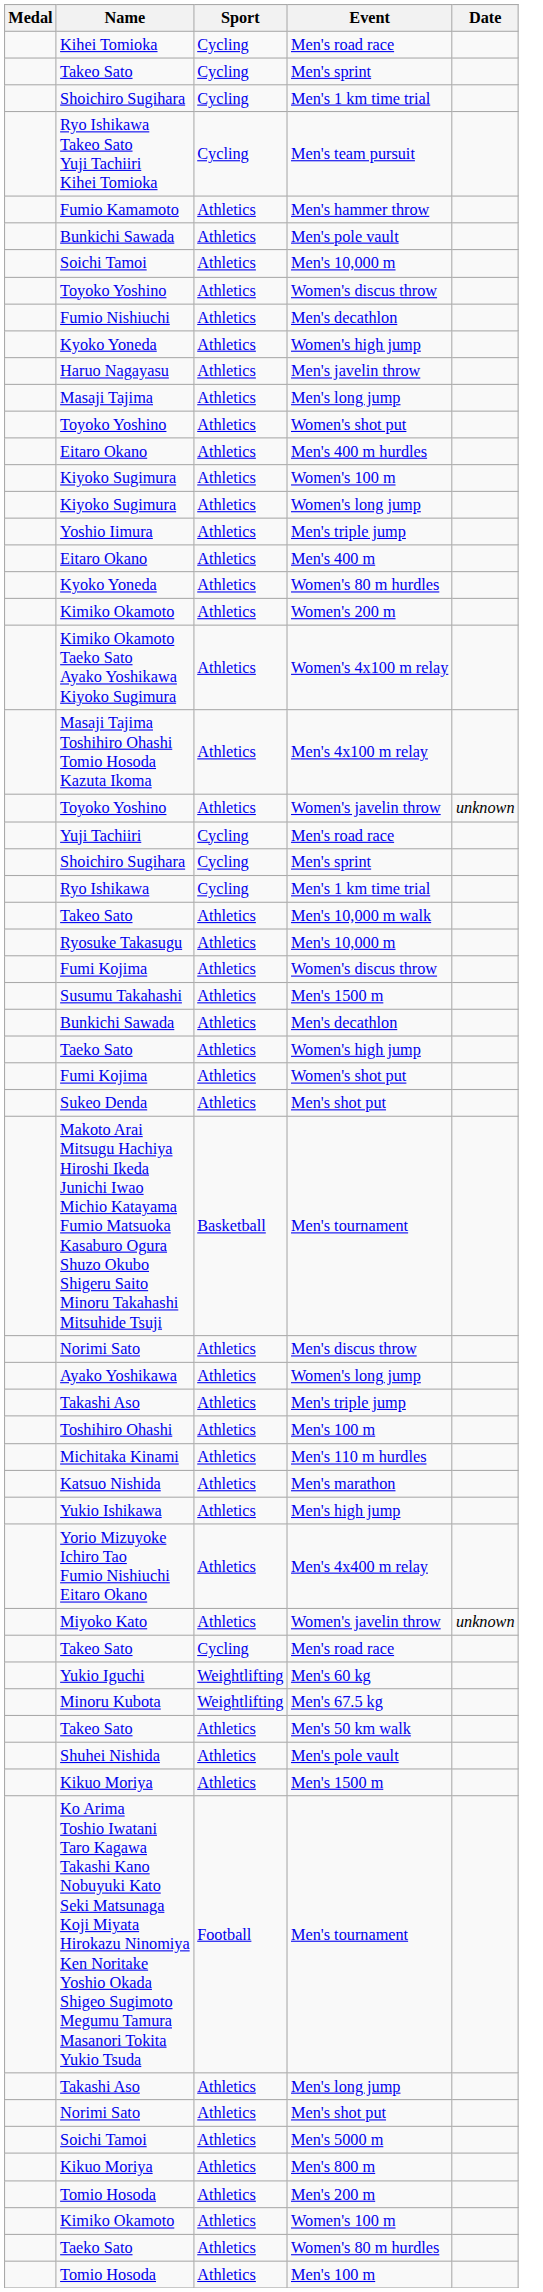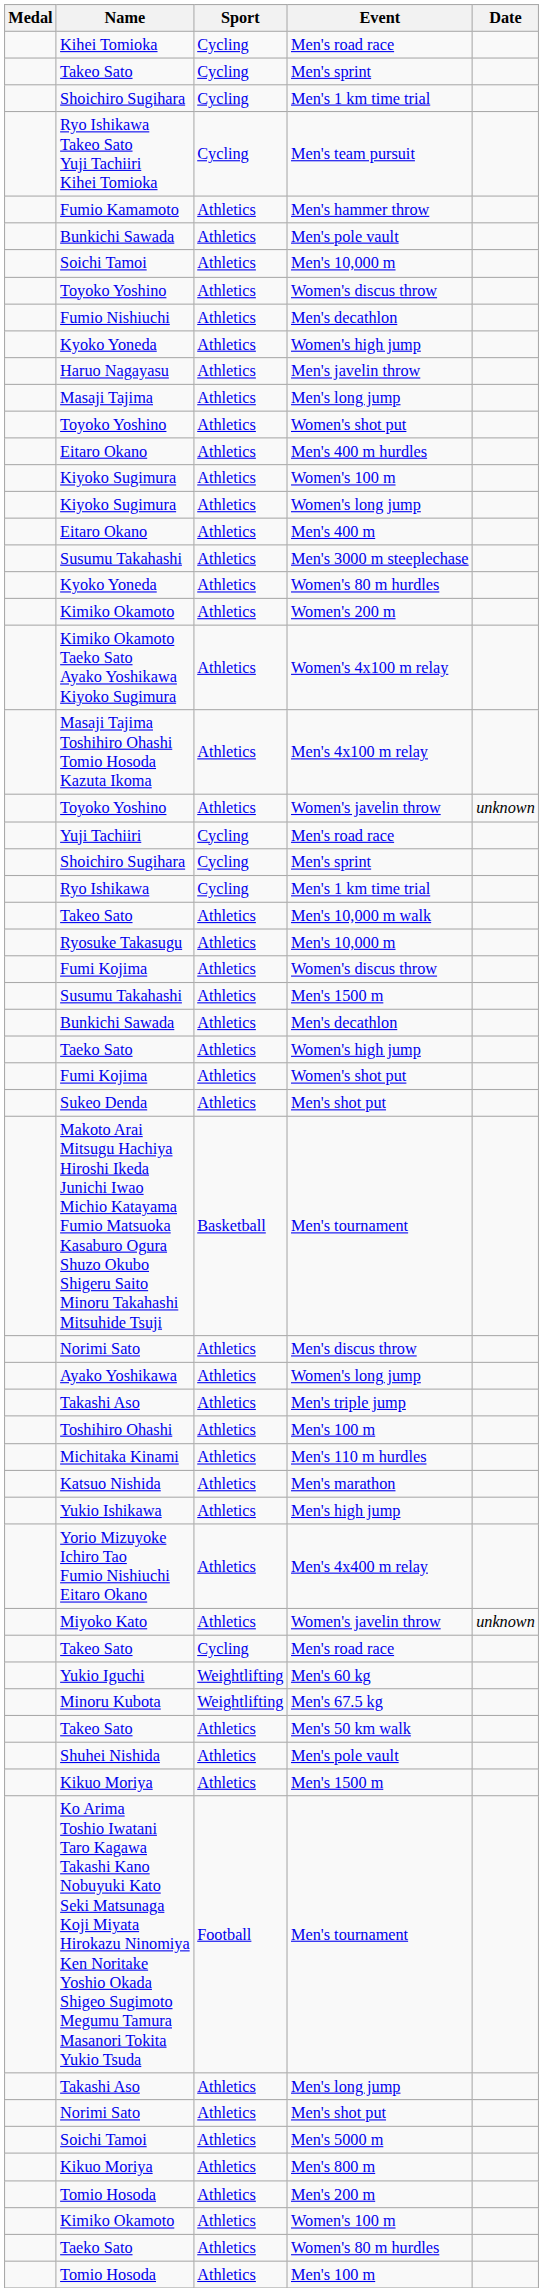- row: (106, 531)
+ row: (121, 558)
